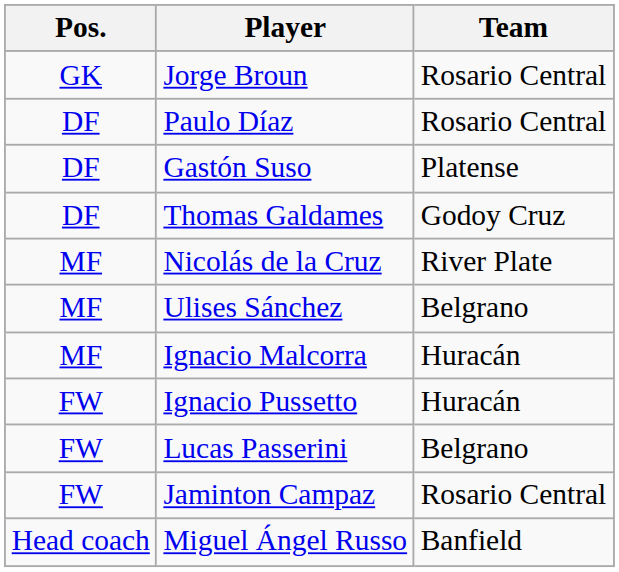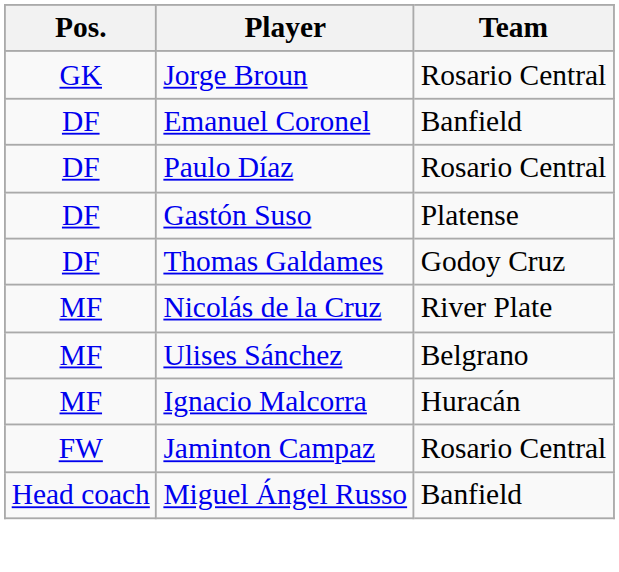+ row: (267, 121)
- row: (260, 401)
- row: (255, 448)
